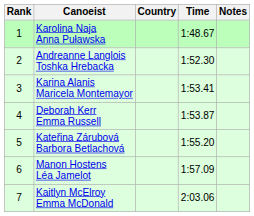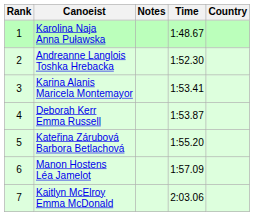columns swapped: (157, 12) <-> (233, 12)
